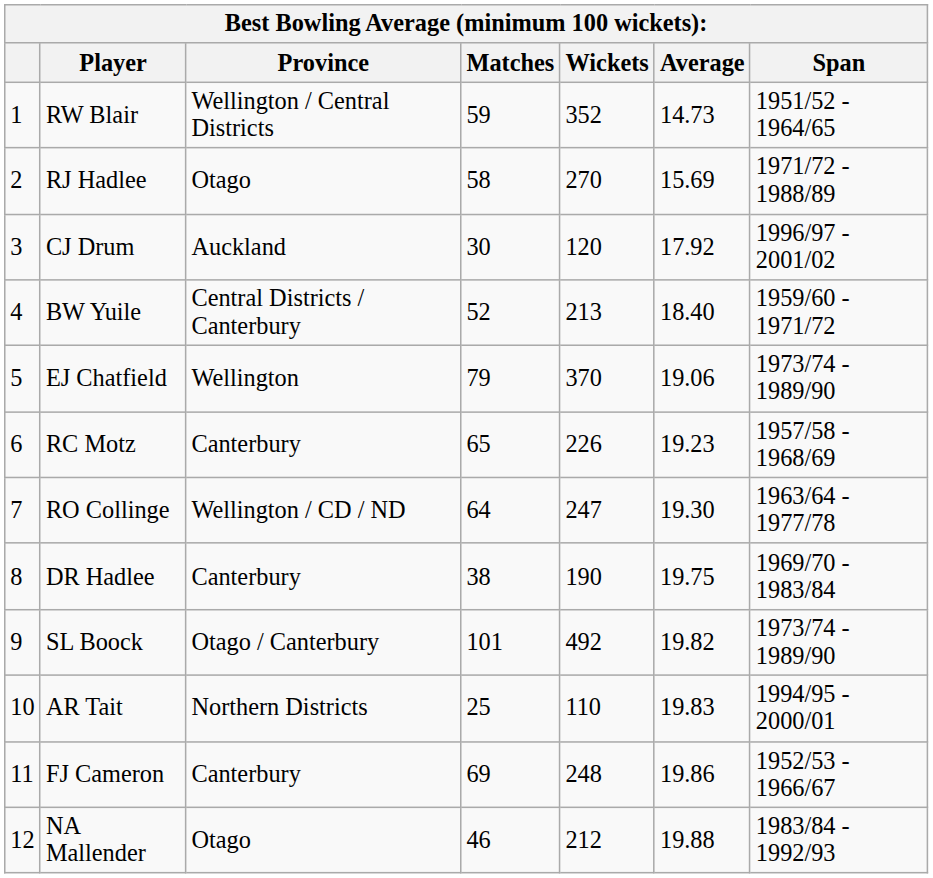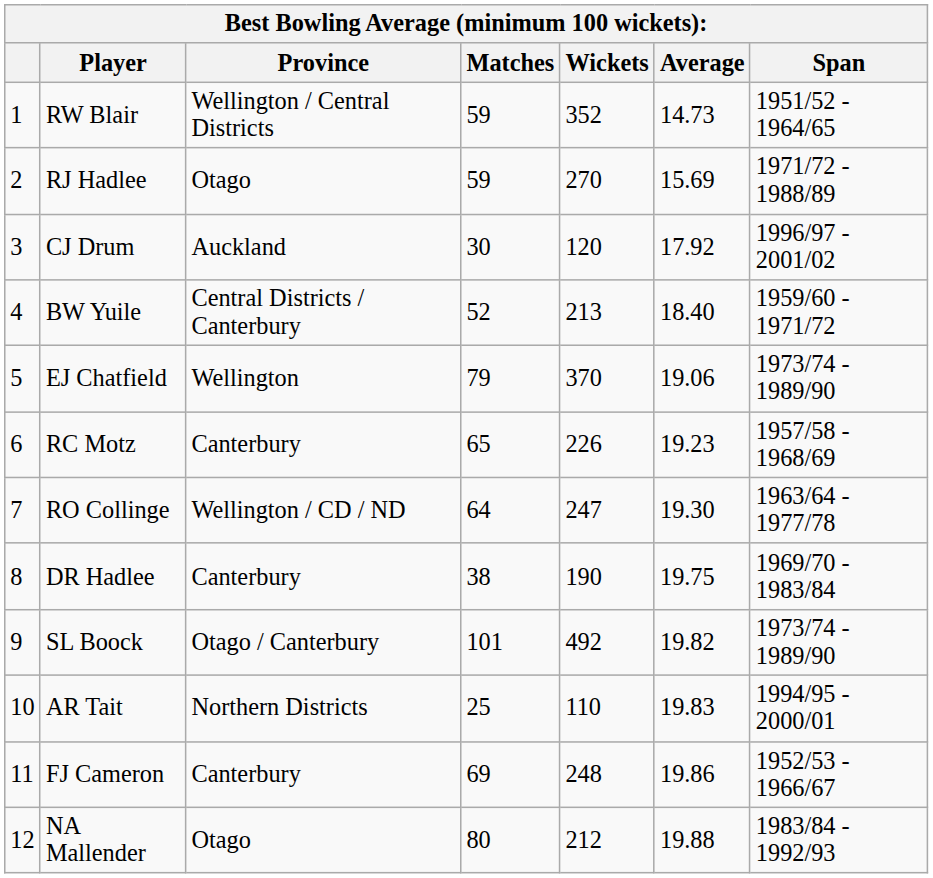(479, 180) 58 -> (479, 180) 59
(479, 839) 46 -> (479, 839) 80
